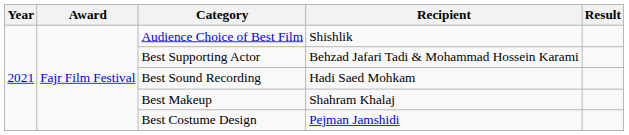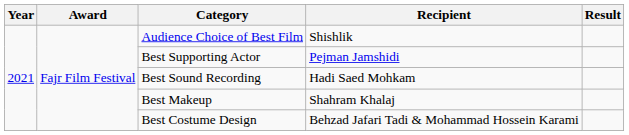(444, 57) Behzad Jafari Tadi & Mohammad Hossein Karami -> (354, 57) Pejman Jamshidi
(354, 120) Pejman Jamshidi -> (444, 120) Behzad Jafari Tadi & Mohammad Hossein Karami
